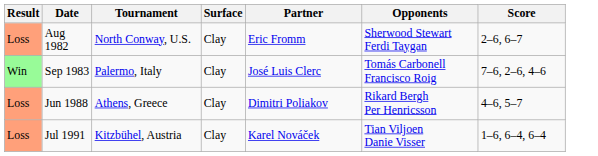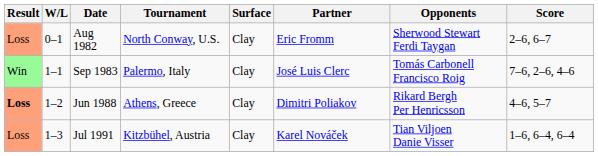+ column: (56, 13)
(18, 103) normal -> (19, 103) bold
